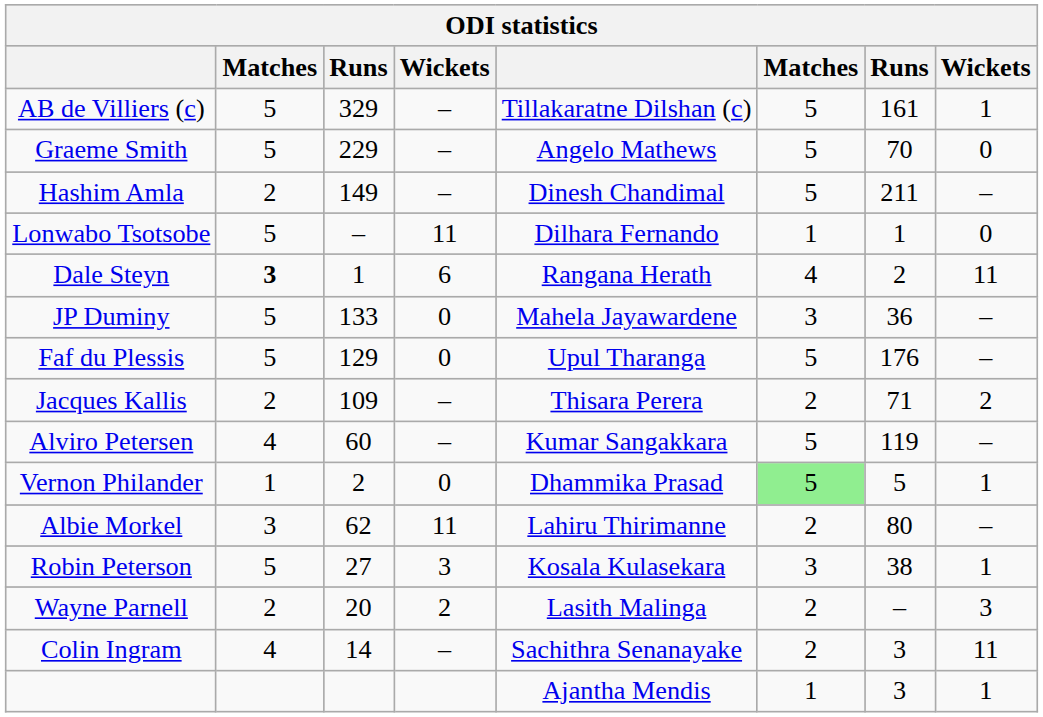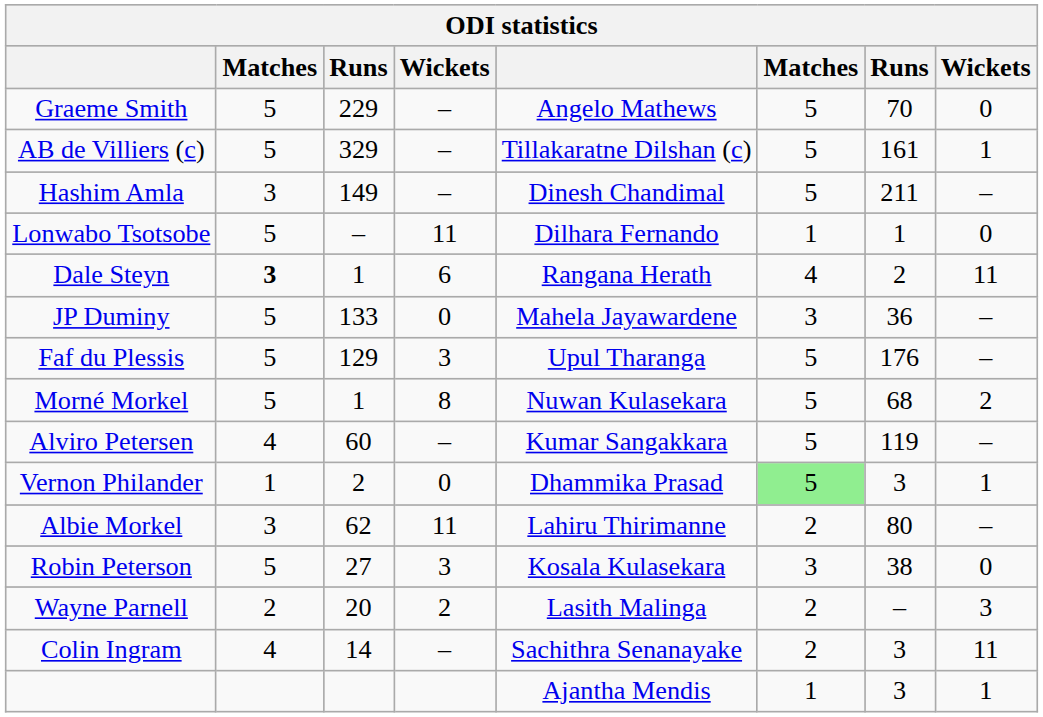rows swapped: (111, 108) <-> (111, 150)
(270, 191) 2 -> (270, 191) 3
(445, 358) 0 -> (445, 358) 3
- row: (111, 399)
+ row: (111, 399)
(900, 483) 5 -> (900, 483) 3
(986, 566) 1 -> (986, 566) 0
